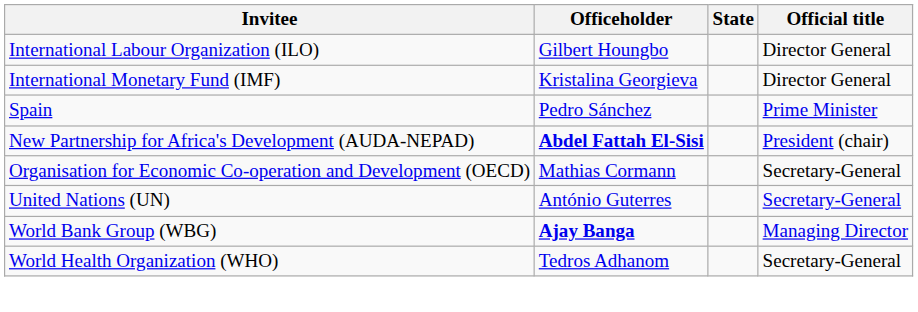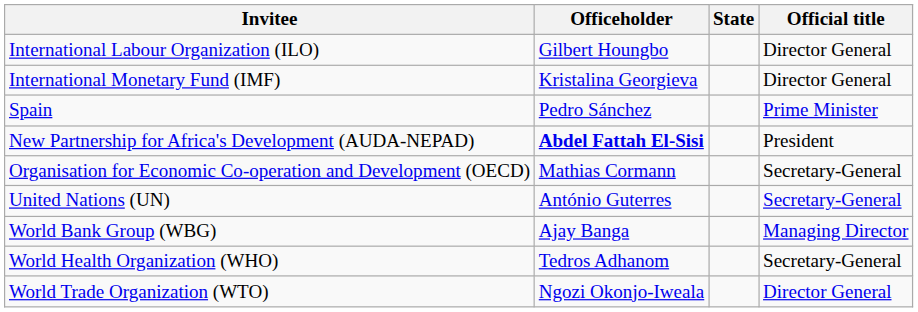(826, 140) President (chair) -> (798, 140) President
(587, 230) bold -> (584, 230) normal
+ row: (139, 291)
